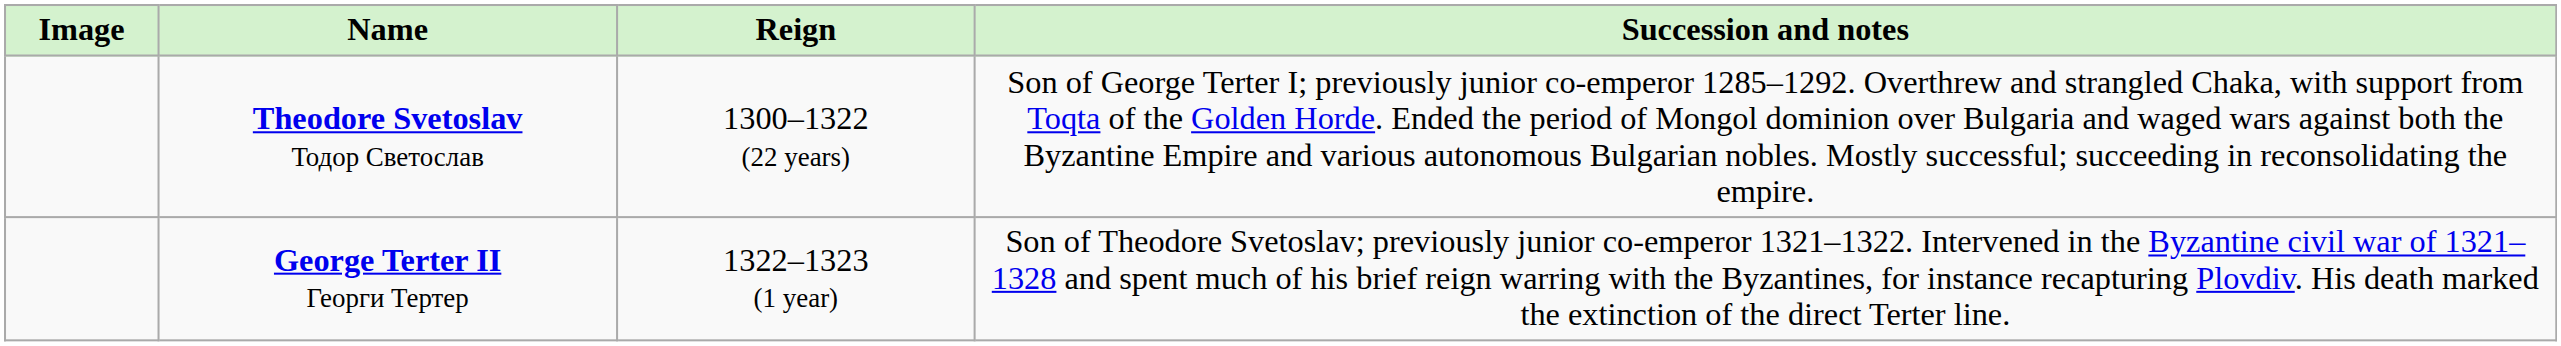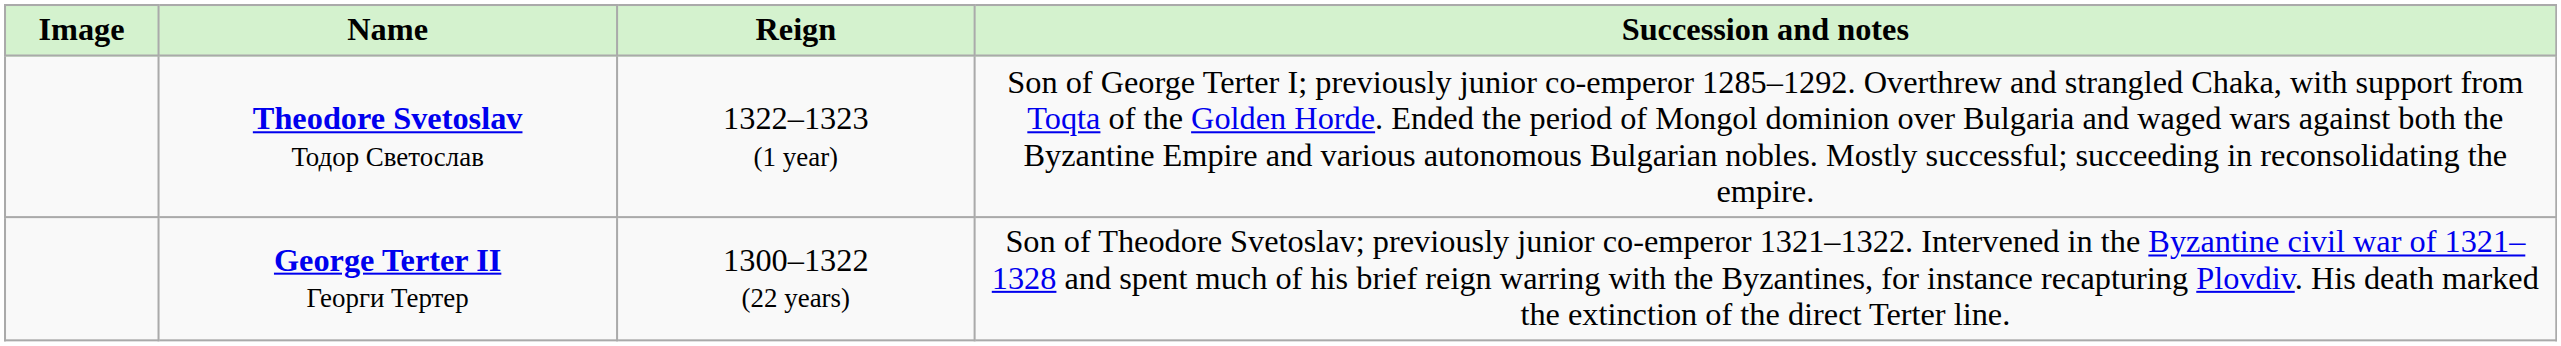(796, 135) 1300–1322 (22 years) -> (796, 135) 1322–1323 (1 year)
(796, 278) 1322–1323 (1 year) -> (796, 278) 1300–1322 (22 years)
